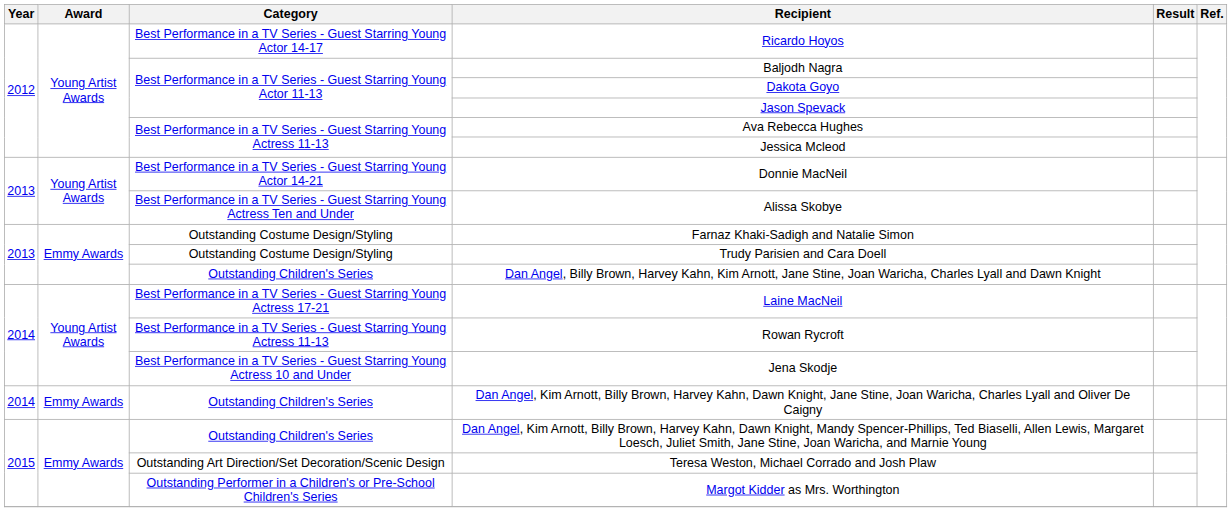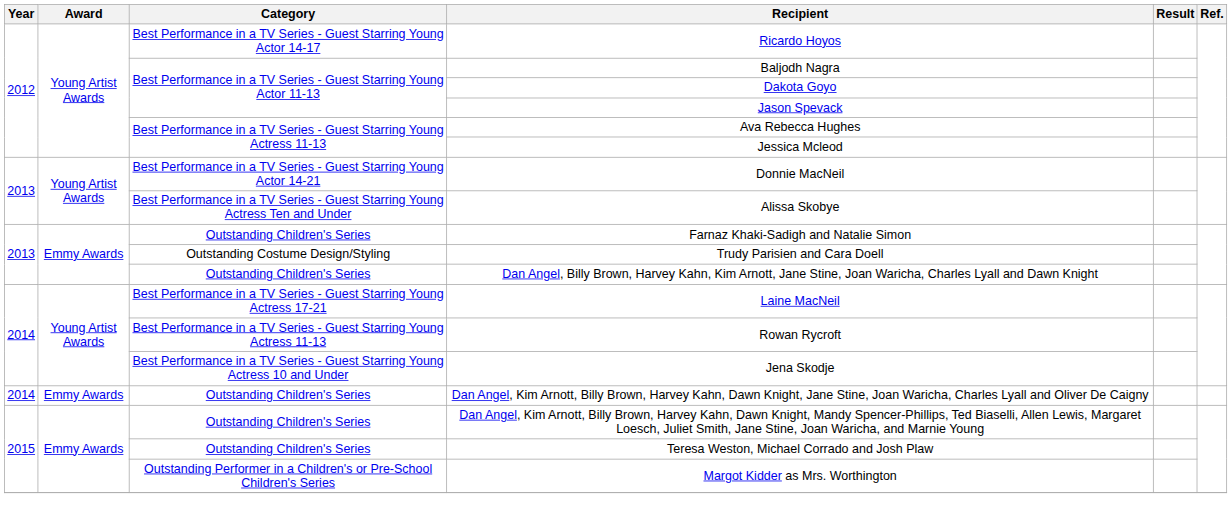(291, 234) Outstanding Costume Design/Styling -> (288, 234) Outstanding Children's Series
(291, 463) Outstanding Art Direction/Set Decoration/Scenic Design -> (288, 449) Outstanding Children's Series
